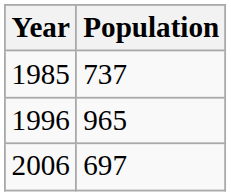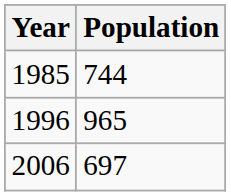(105, 73) 737 -> (105, 73) 744
